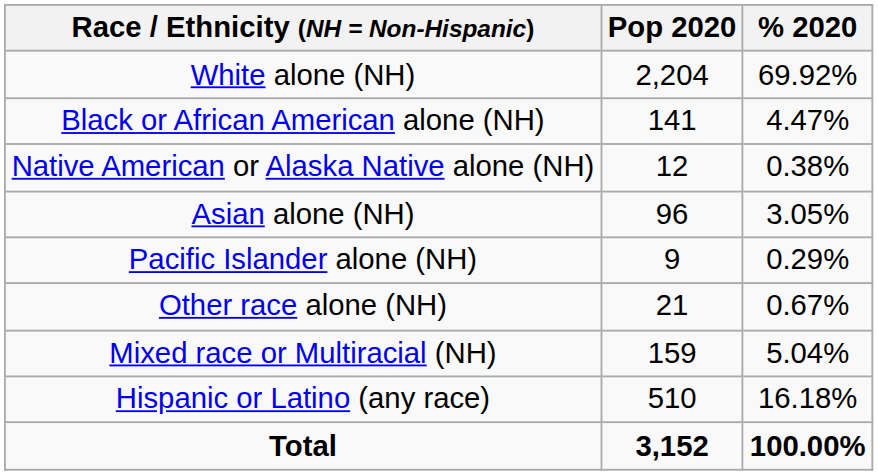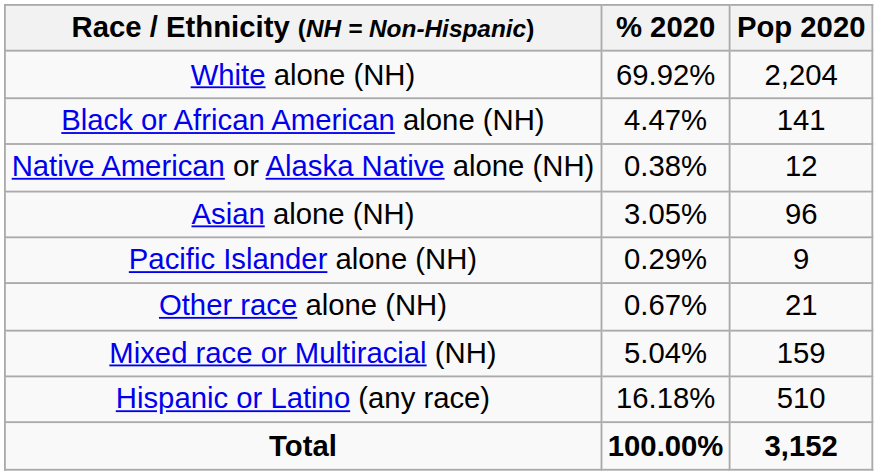columns swapped: (672, 27) <-> (808, 27)
